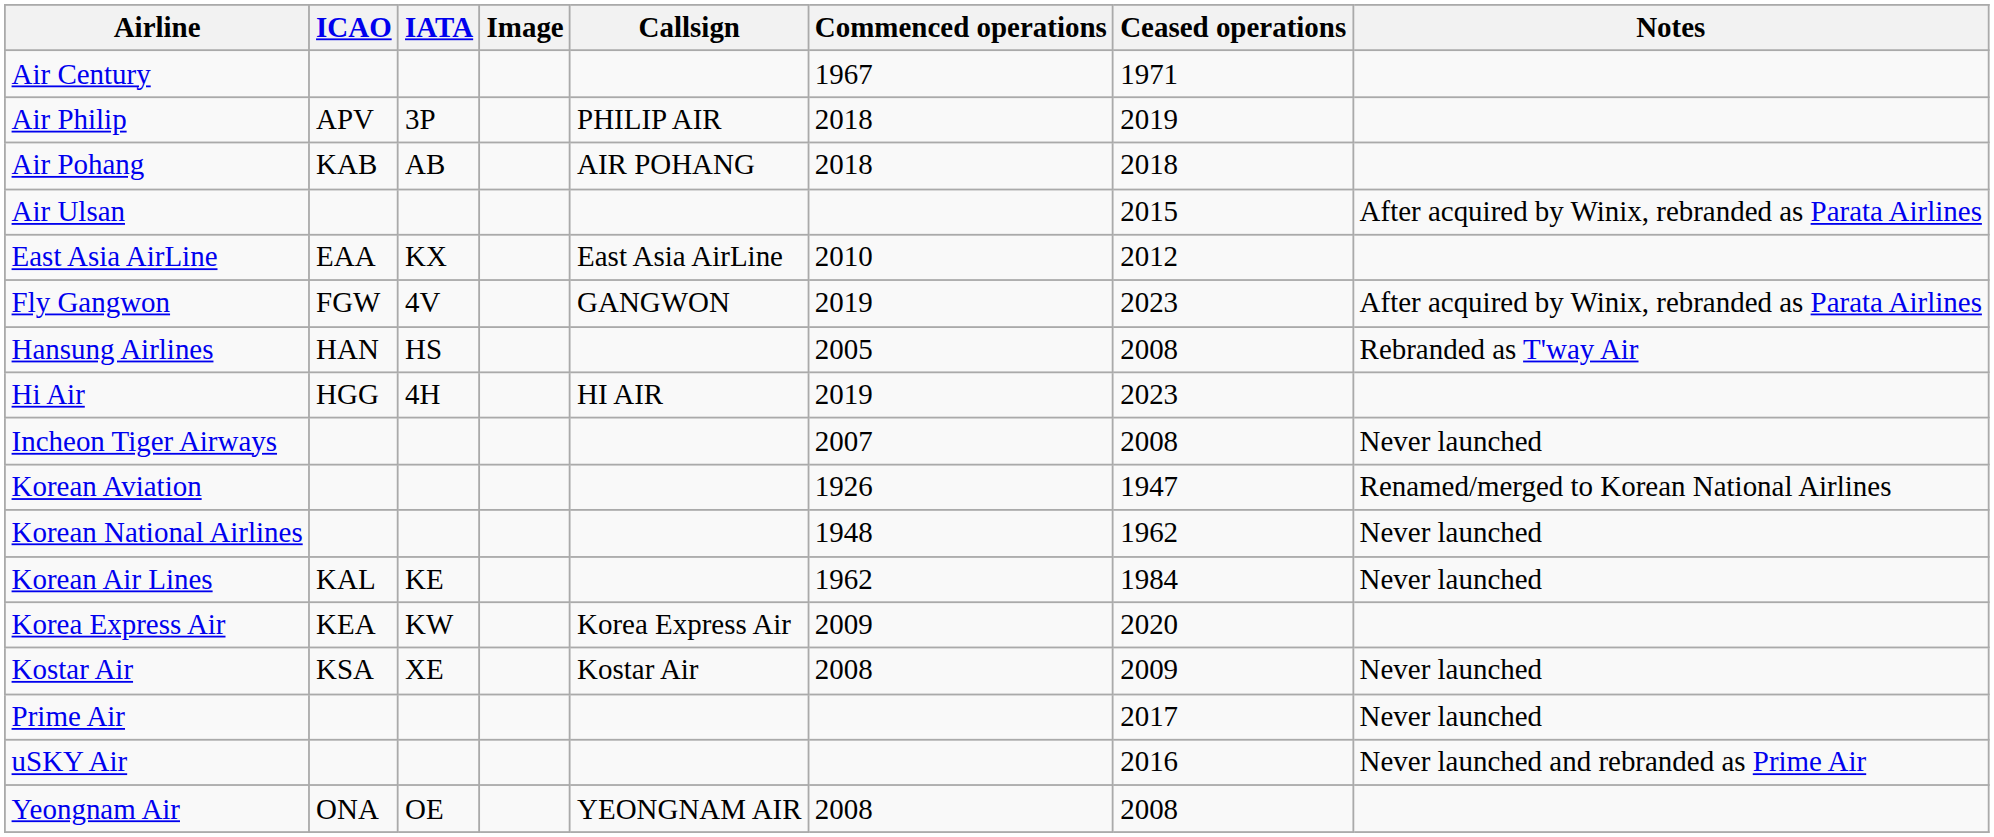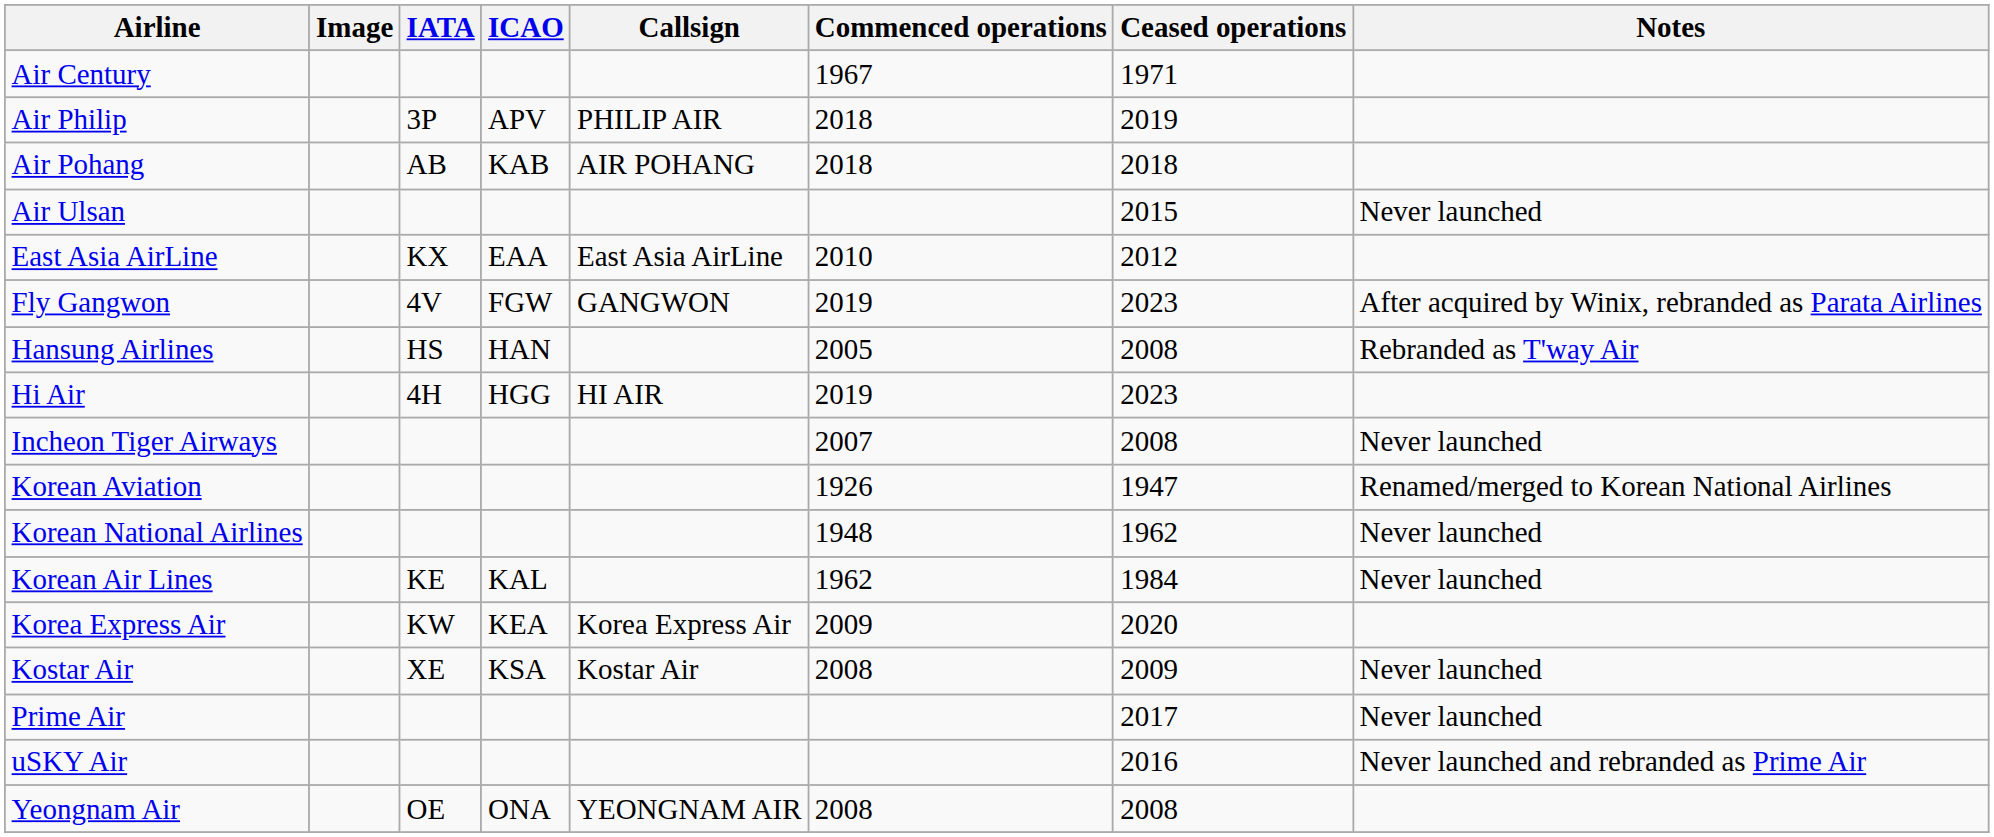columns swapped: (525, 27) <-> (354, 27)
(1671, 211) After acquired by Winix, rebranded as Parata Airlines -> (1451, 211) Never launched
